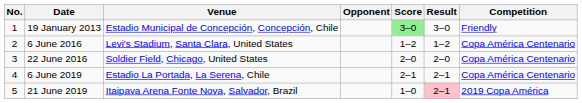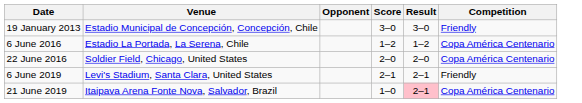- column: (15, 12)
(408, 28) lightgreen background -> (388, 28) no background
(199, 43) Levi's Stadium, Santa Clara, United States -> (167, 43) Estadio La Portada, La Serena, Chile
(188, 75) Estadio La Portada, La Serena, Chile -> (179, 75) Levi's Stadium, Santa Clara, United States
(518, 75) Copa América Centenario -> (458, 75) Friendly
(505, 91) 2019 Copa América -> (498, 91) Copa América Centenario
